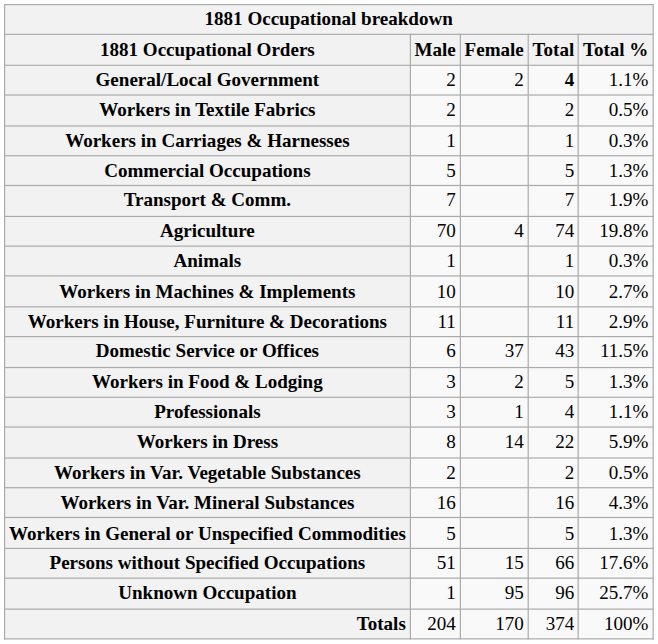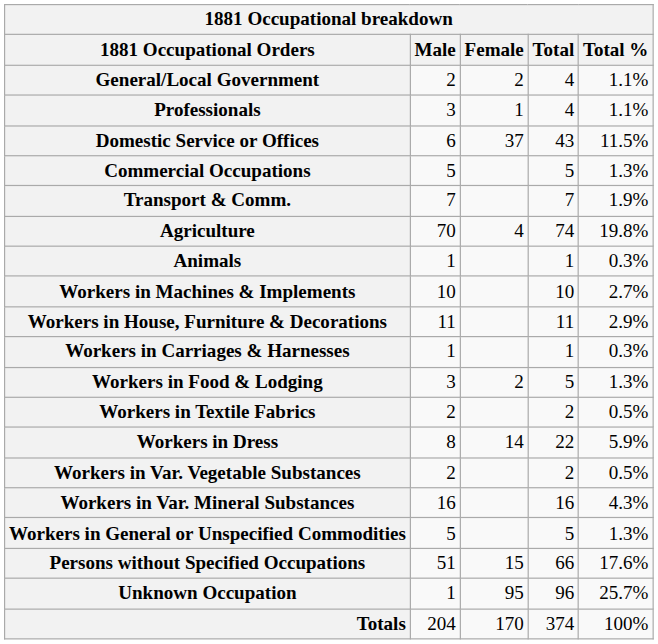(569, 79) bold -> (569, 79) normal
rows swapped: (207, 412) <-> (207, 110)
rows swapped: (207, 351) <-> (207, 140)
